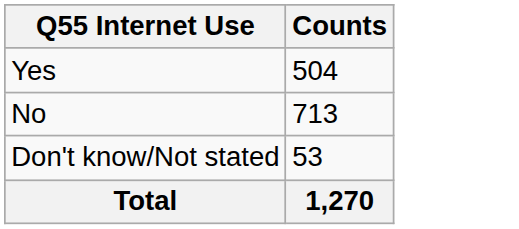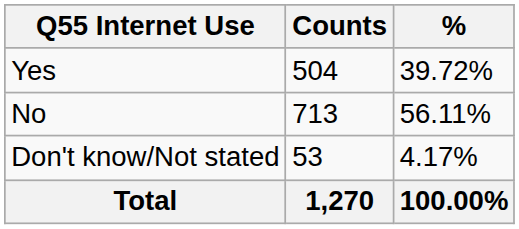+ column: (454, 26)
